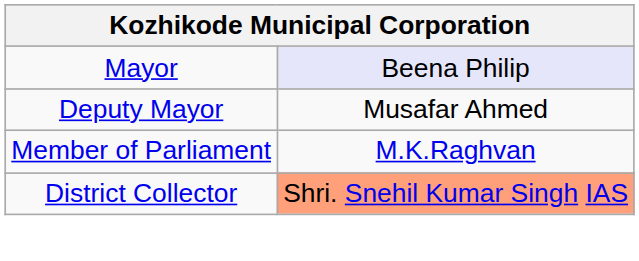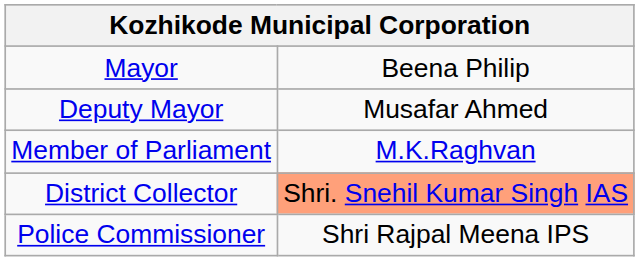(456, 67) lavender background -> (456, 67) no background
+ row: (141, 234)
